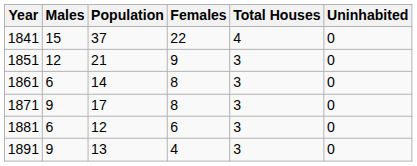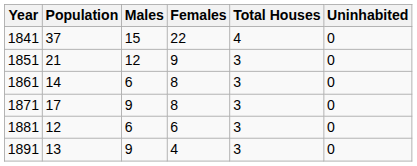columns swapped: (127, 15) <-> (65, 15)
